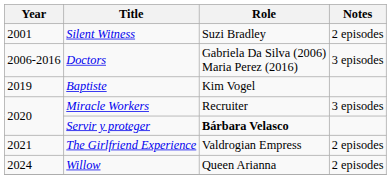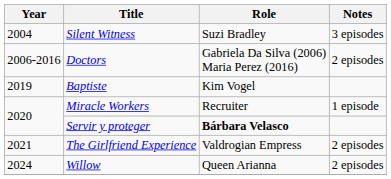(20, 33) 2001 -> (20, 33) 2004
(358, 33) 2 episodes -> (358, 33) 3 episodes
(358, 60) 3 episodes -> (358, 60) 2 episodes
(358, 106) 3 episodes -> (355, 106) 1 episode
